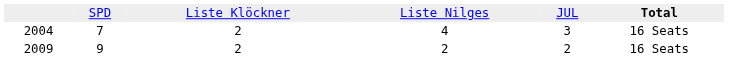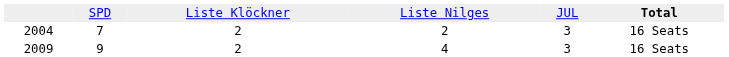(445, 31) 4 -> (445, 31) 2
(445, 49) 2 -> (445, 49) 4
(567, 49) 2 -> (567, 49) 3
